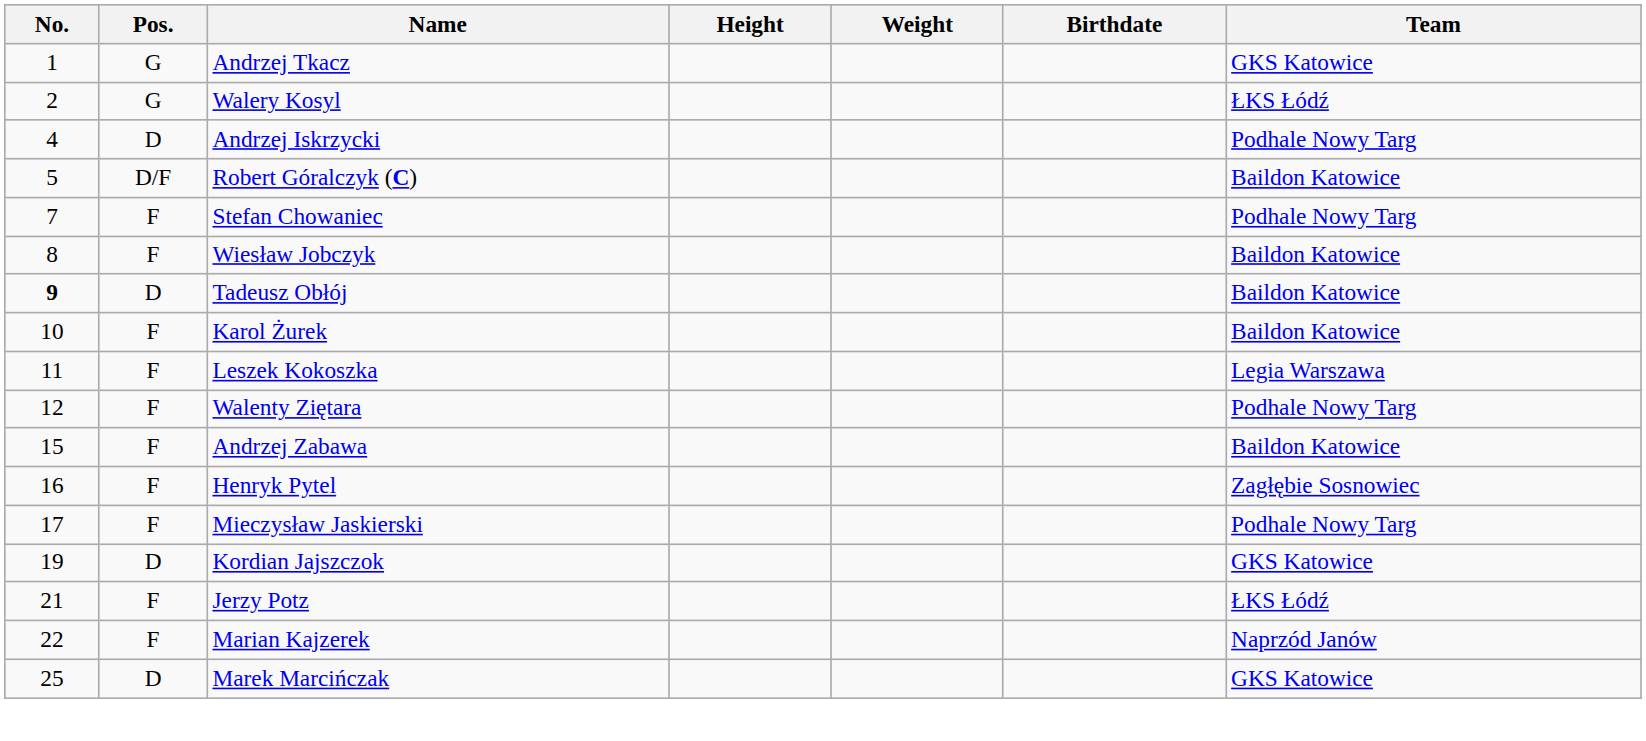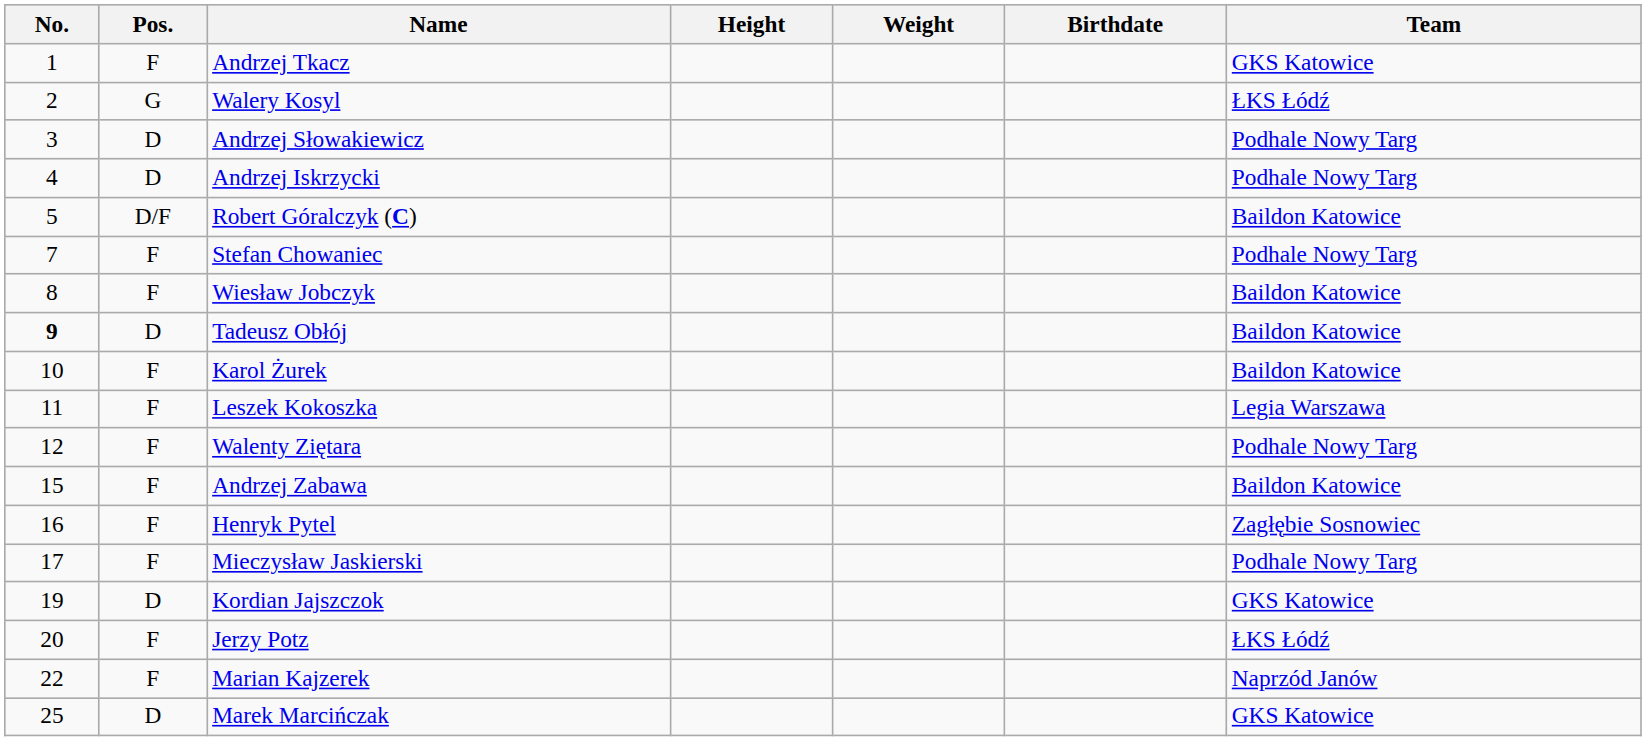(153, 62) G -> (153, 62) F
+ row: (318, 139)
(52, 601) 21 -> (52, 639) 20
